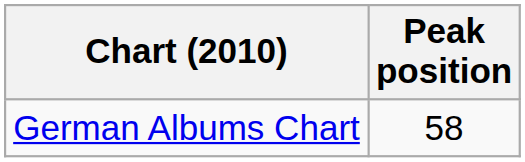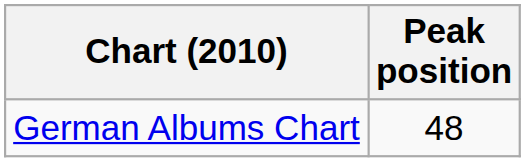(444, 127) 58 -> (444, 127) 48
